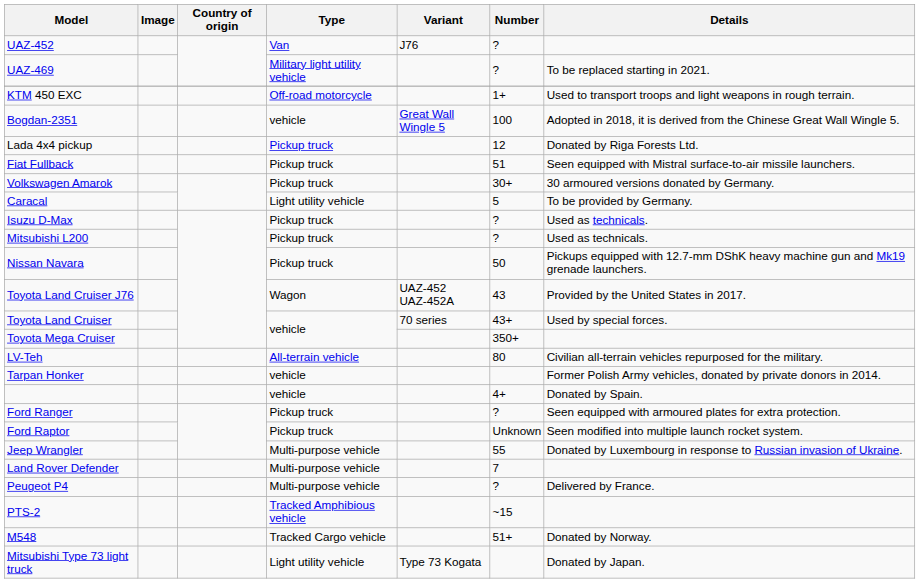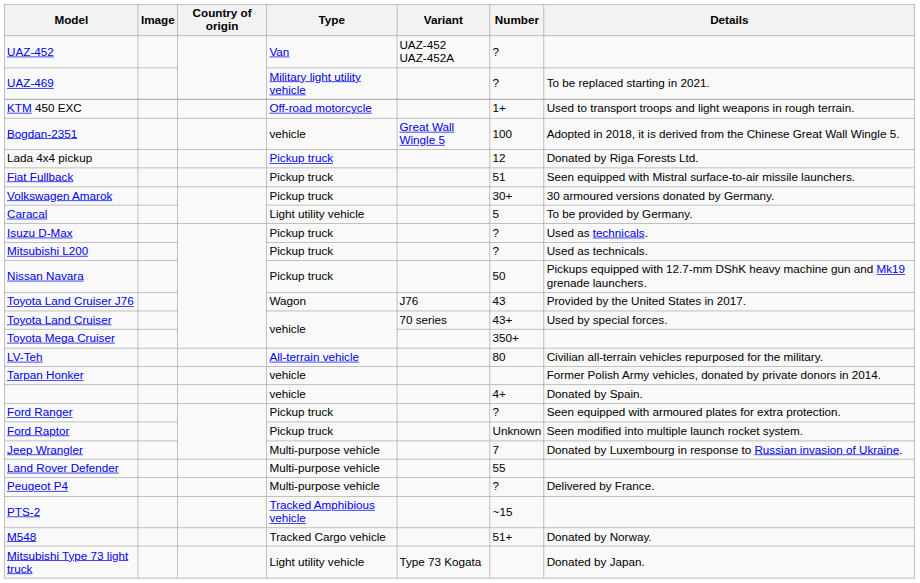(409, 45) J76 -> (427, 51) UAZ-452 UAZ-452A
(427, 295) UAZ-452 UAZ-452A -> (409, 301) J76
(499, 449) 55 -> (496, 449) 7
(496, 468) 7 -> (499, 468) 55
